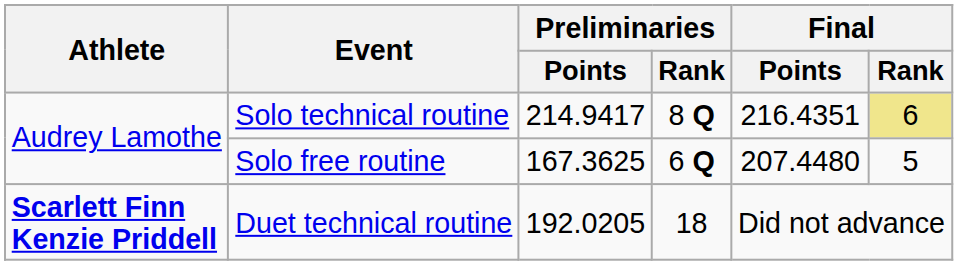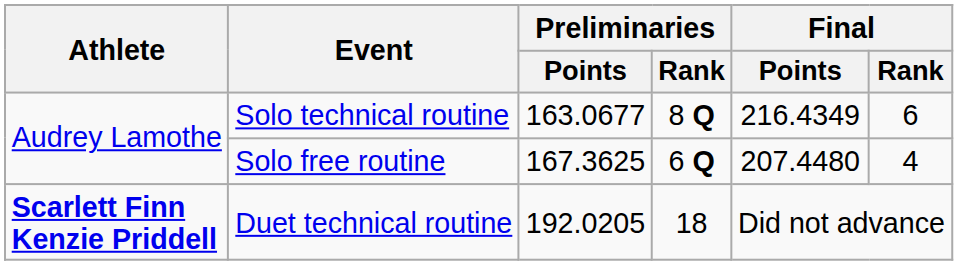(585, 116) 214.9417 -> (585, 116) 163.0677
(800, 116) 216.4351 -> (800, 116) 216.4349
(910, 116) khaki background -> (910, 116) no background
(910, 161) 5 -> (910, 161) 4
